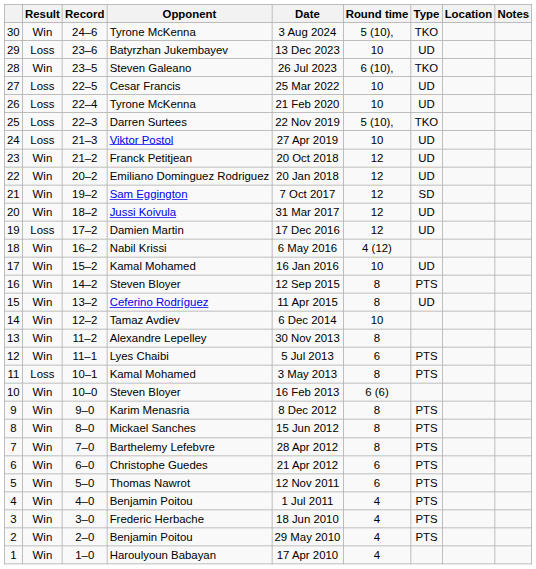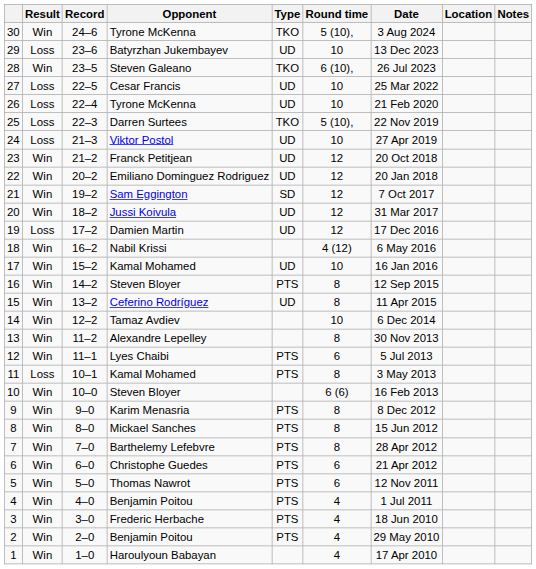columns swapped: (426, 14) <-> (307, 14)
